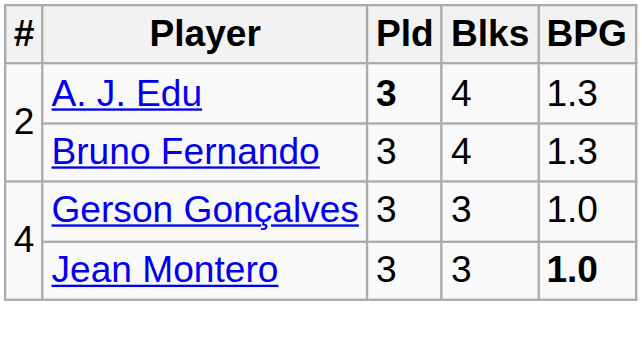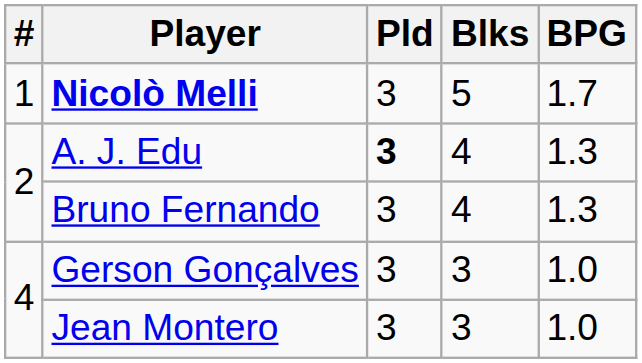+ row: (155, 92)
(572, 269) bold -> (572, 328) normal
